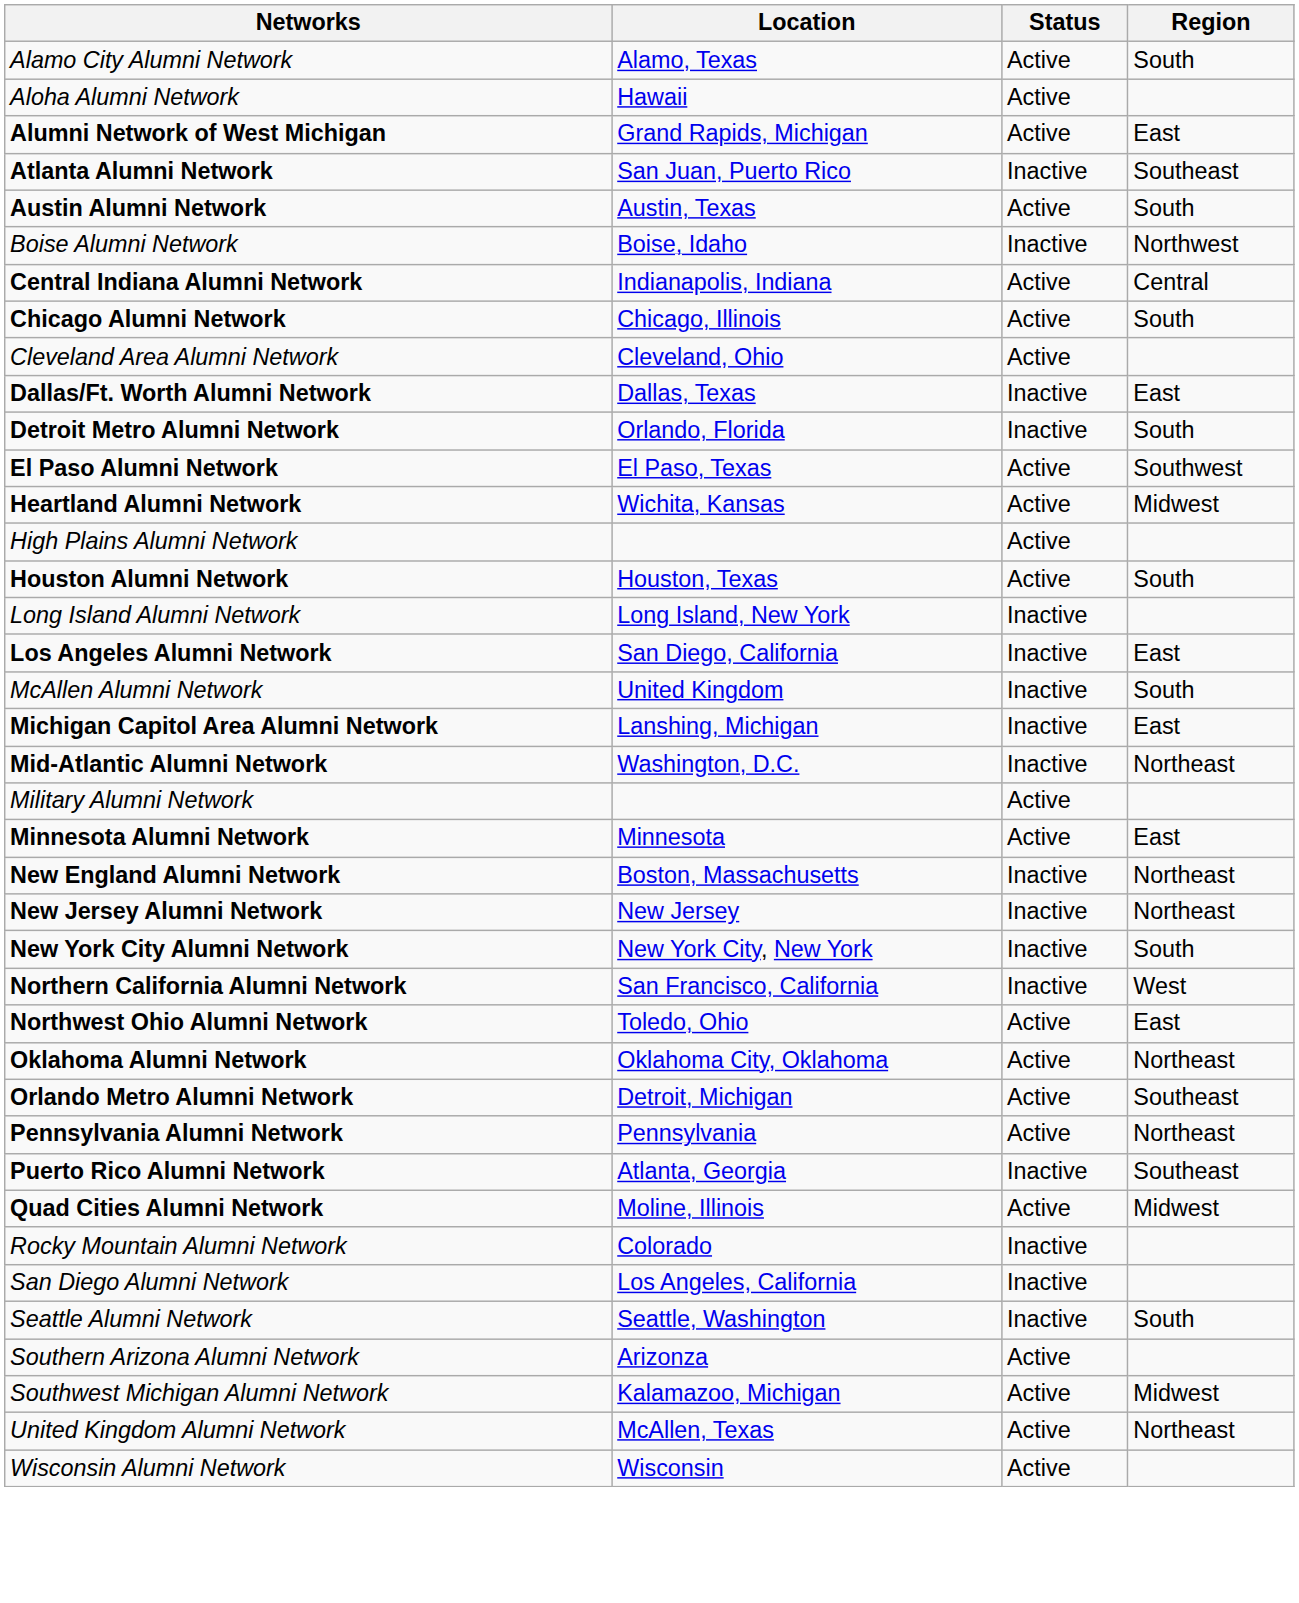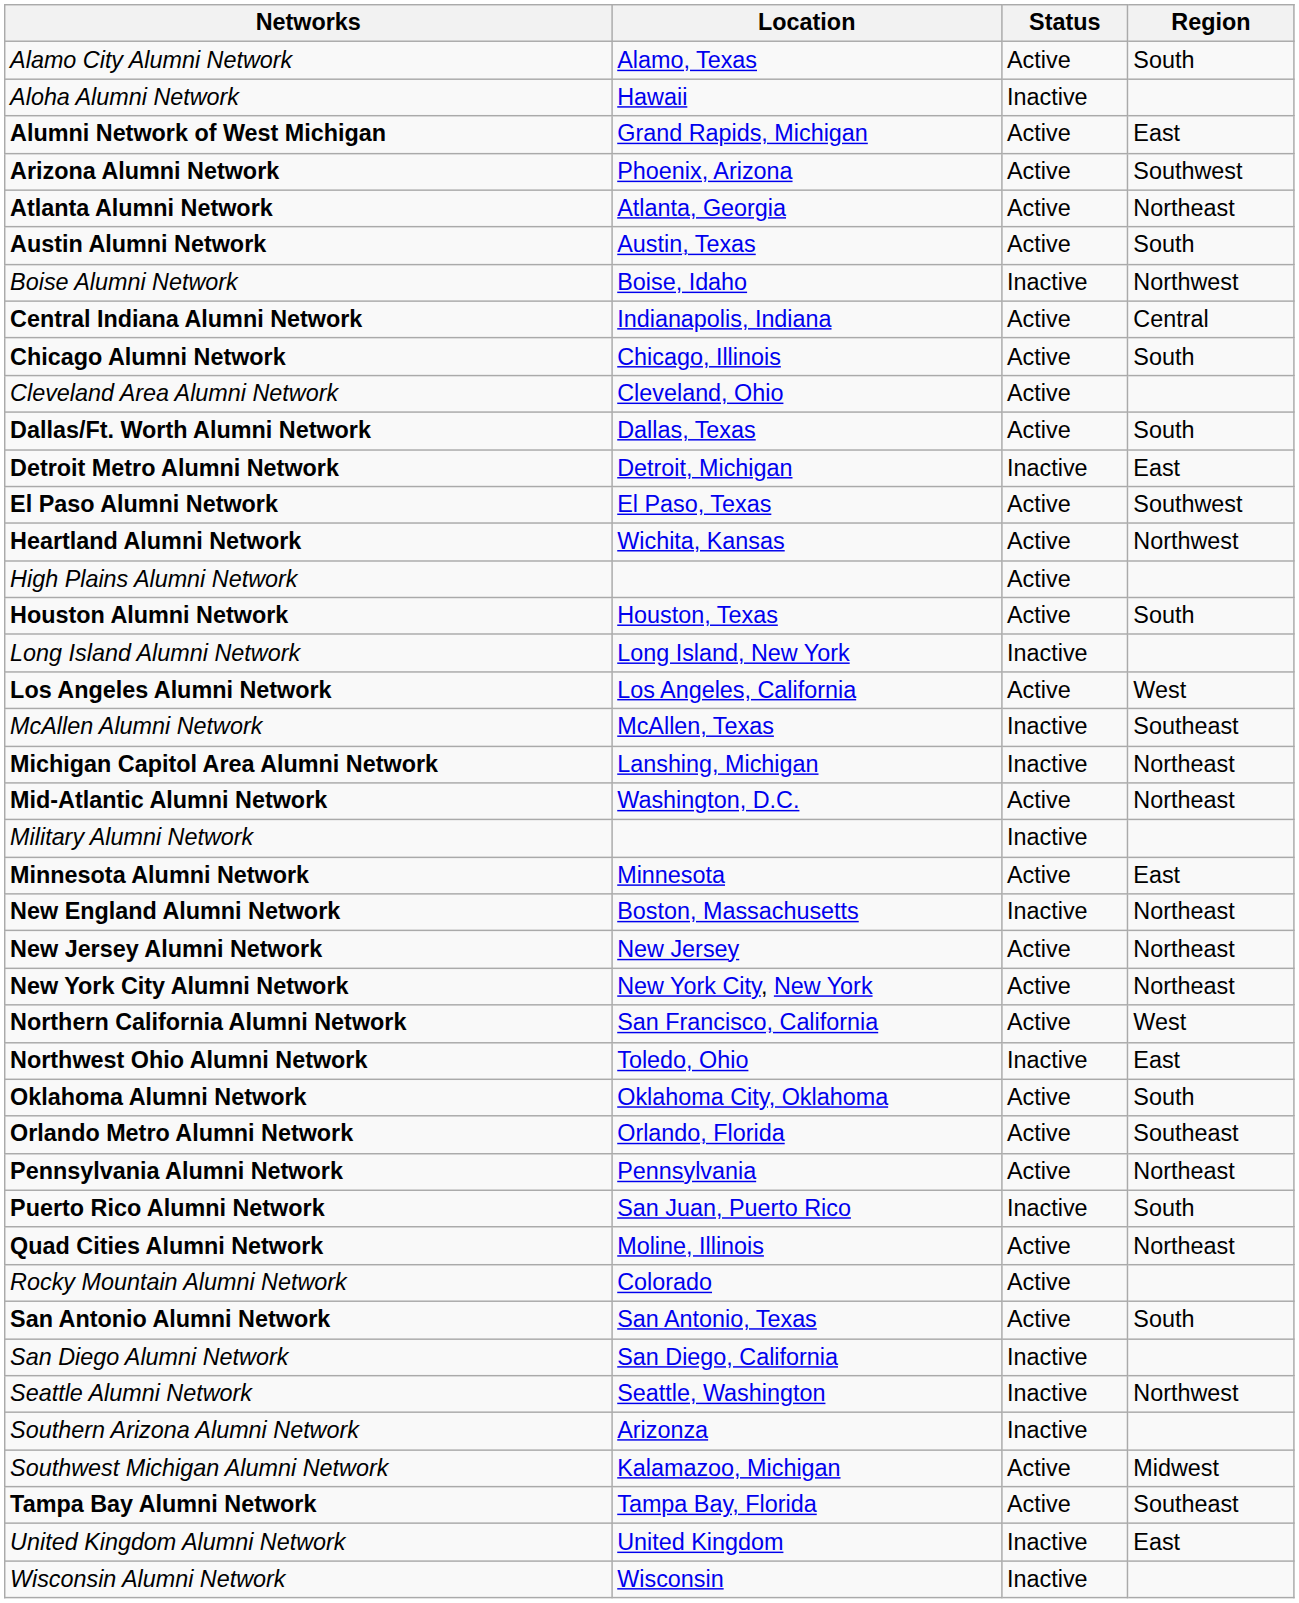(1039, 97) Active -> (1047, 97) Inactive
+ row: (145, 171)
(734, 171) San Juan, Puerto Rico -> (702, 208) Atlanta, Georgia
(1047, 171) Inactive -> (1039, 208) Active
(1186, 171) Southeast -> (1184, 208) Northeast
(1047, 393) Inactive -> (1039, 430) Active
(1157, 393) East -> (1164, 430) South
(701, 430) Orlando, Florida -> (705, 467) Detroit, Michigan
(1164, 430) South -> (1157, 467) East
(1176, 504) Midwest -> (1186, 541) Northwest
(728, 652) San Diego, California -> (737, 689) Los Angeles, California
(1047, 652) Inactive -> (1039, 689) Active
(1157, 652) East -> (1160, 689) West
(700, 689) United Kingdom -> (696, 726) McAllen, Texas
(1164, 689) South -> (1186, 726) Southeast
(1157, 726) East -> (1184, 763) Northeast
(1047, 763) Inactive -> (1039, 801) Active
(1039, 801) Active -> (1047, 838) Inactive
(1047, 912) Inactive -> (1039, 949) Active
(1047, 949) Inactive -> (1039, 986) Active
(1164, 949) South -> (1184, 986) Northeast
(1047, 986) Inactive -> (1039, 1023) Active
(1039, 1023) Active -> (1047, 1060) Inactive
(1184, 1060) Northeast -> (1164, 1097) South
(705, 1097) Detroit, Michigan -> (701, 1134) Orlando, Florida
(702, 1171) Atlanta, Georgia -> (734, 1208) San Juan, Puerto Rico
(1186, 1171) Southeast -> (1164, 1208) South
(1176, 1208) Midwest -> (1184, 1245) Northeast
(1047, 1245) Inactive -> (1039, 1282) Active
+ row: (170, 1319)
(737, 1282) Los Angeles, California -> (728, 1356) San Diego, California
(1164, 1319) South -> (1186, 1393) Northwest
(1039, 1356) Active -> (1047, 1430) Inactive
+ row: (163, 1504)
(696, 1430) McAllen, Texas -> (700, 1541) United Kingdom
(1039, 1430) Active -> (1047, 1541) Inactive
(1184, 1430) Northeast -> (1157, 1541) East
(1039, 1467) Active -> (1047, 1579) Inactive
